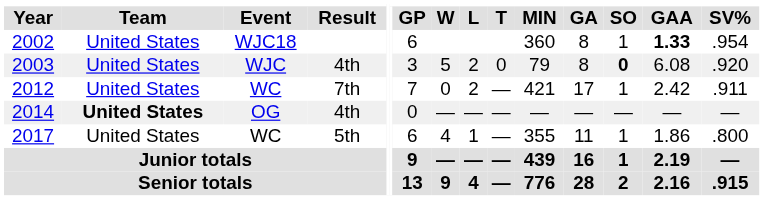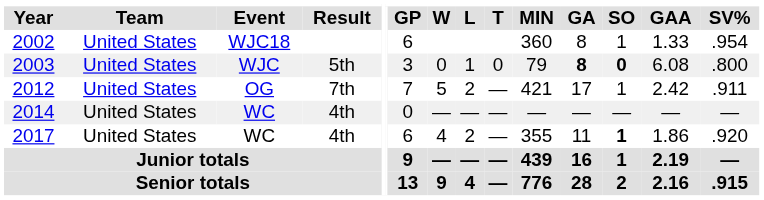(672, 41) bold -> (671, 41) normal
(347, 65) 4th -> (342, 65) 5th
(446, 65) 5 -> (442, 65) 0
(473, 65) 2 -> (470, 65) 1
(584, 65) normal -> (582, 65) bold
(730, 65) .920 -> (730, 65) .800
(266, 88) WC -> (259, 88) OG
(446, 88) 0 -> (442, 88) 5
(143, 112) bold -> (140, 112) normal
(266, 112) OG -> (259, 112) WC
(347, 136) 5th -> (342, 136) 4th
(473, 136) 1 -> (470, 136) 2
(623, 136) normal -> (622, 136) bold
(730, 136) .800 -> (730, 136) .920
